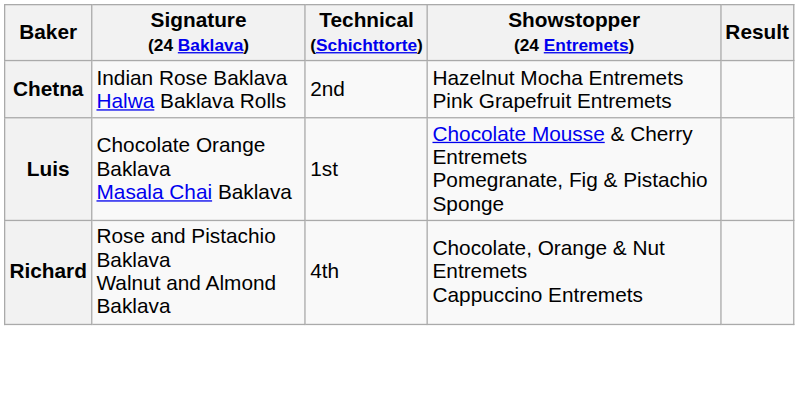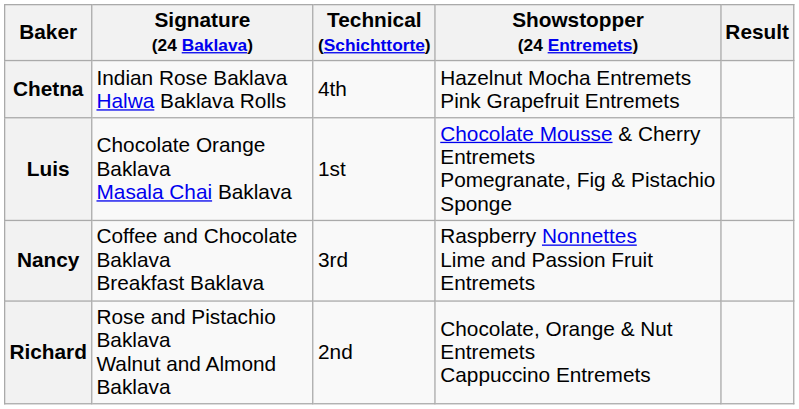(328, 89) 2nd -> (332, 89) 4th
+ row: (48, 260)
(325, 272) 4th -> (335, 351) 2nd
